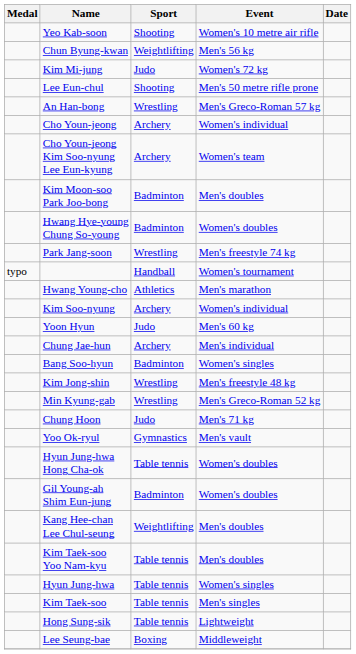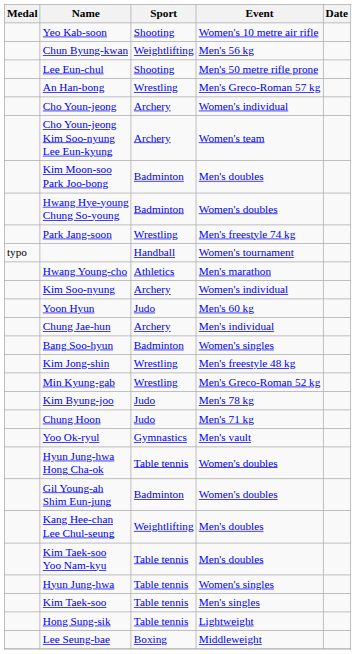- row: (73, 69)
+ row: (78, 401)
